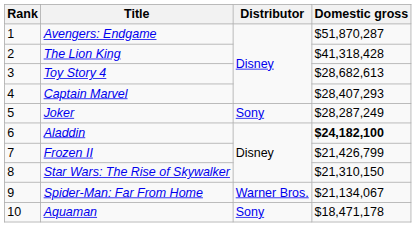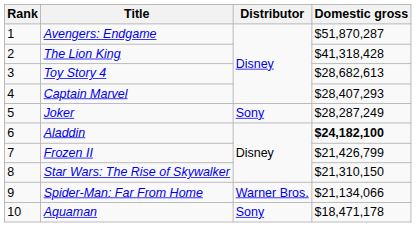(349, 192) $21,134,067 -> (349, 192) $21,134,066
